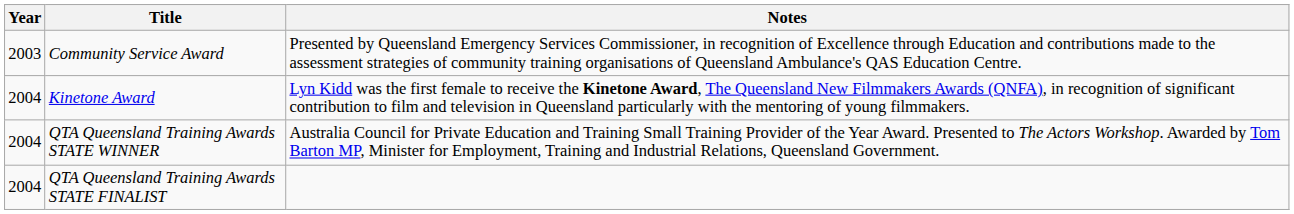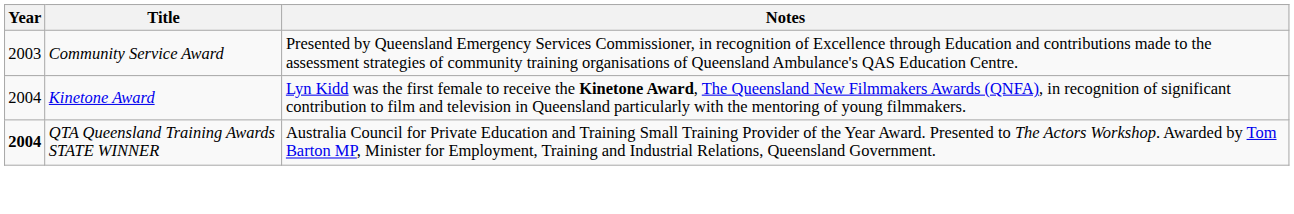(25, 142) normal -> (25, 142) bold
- row: (162, 187)
